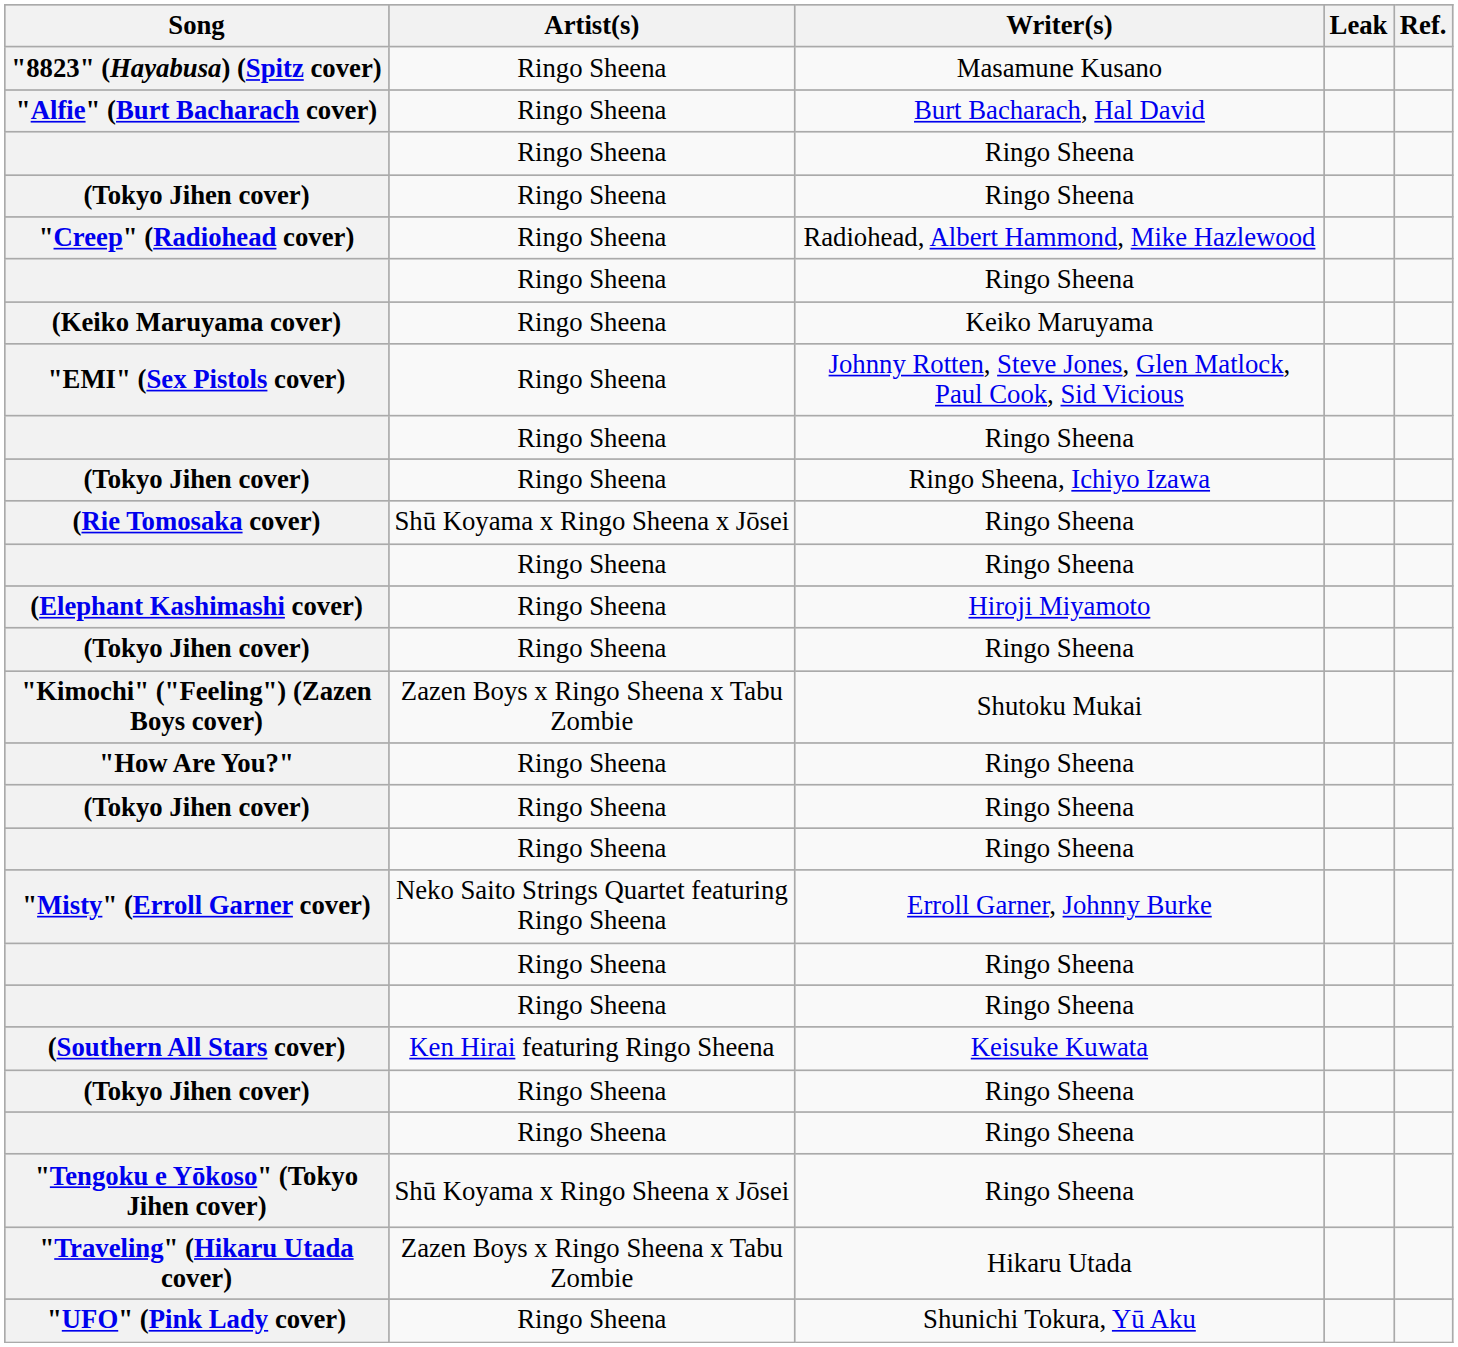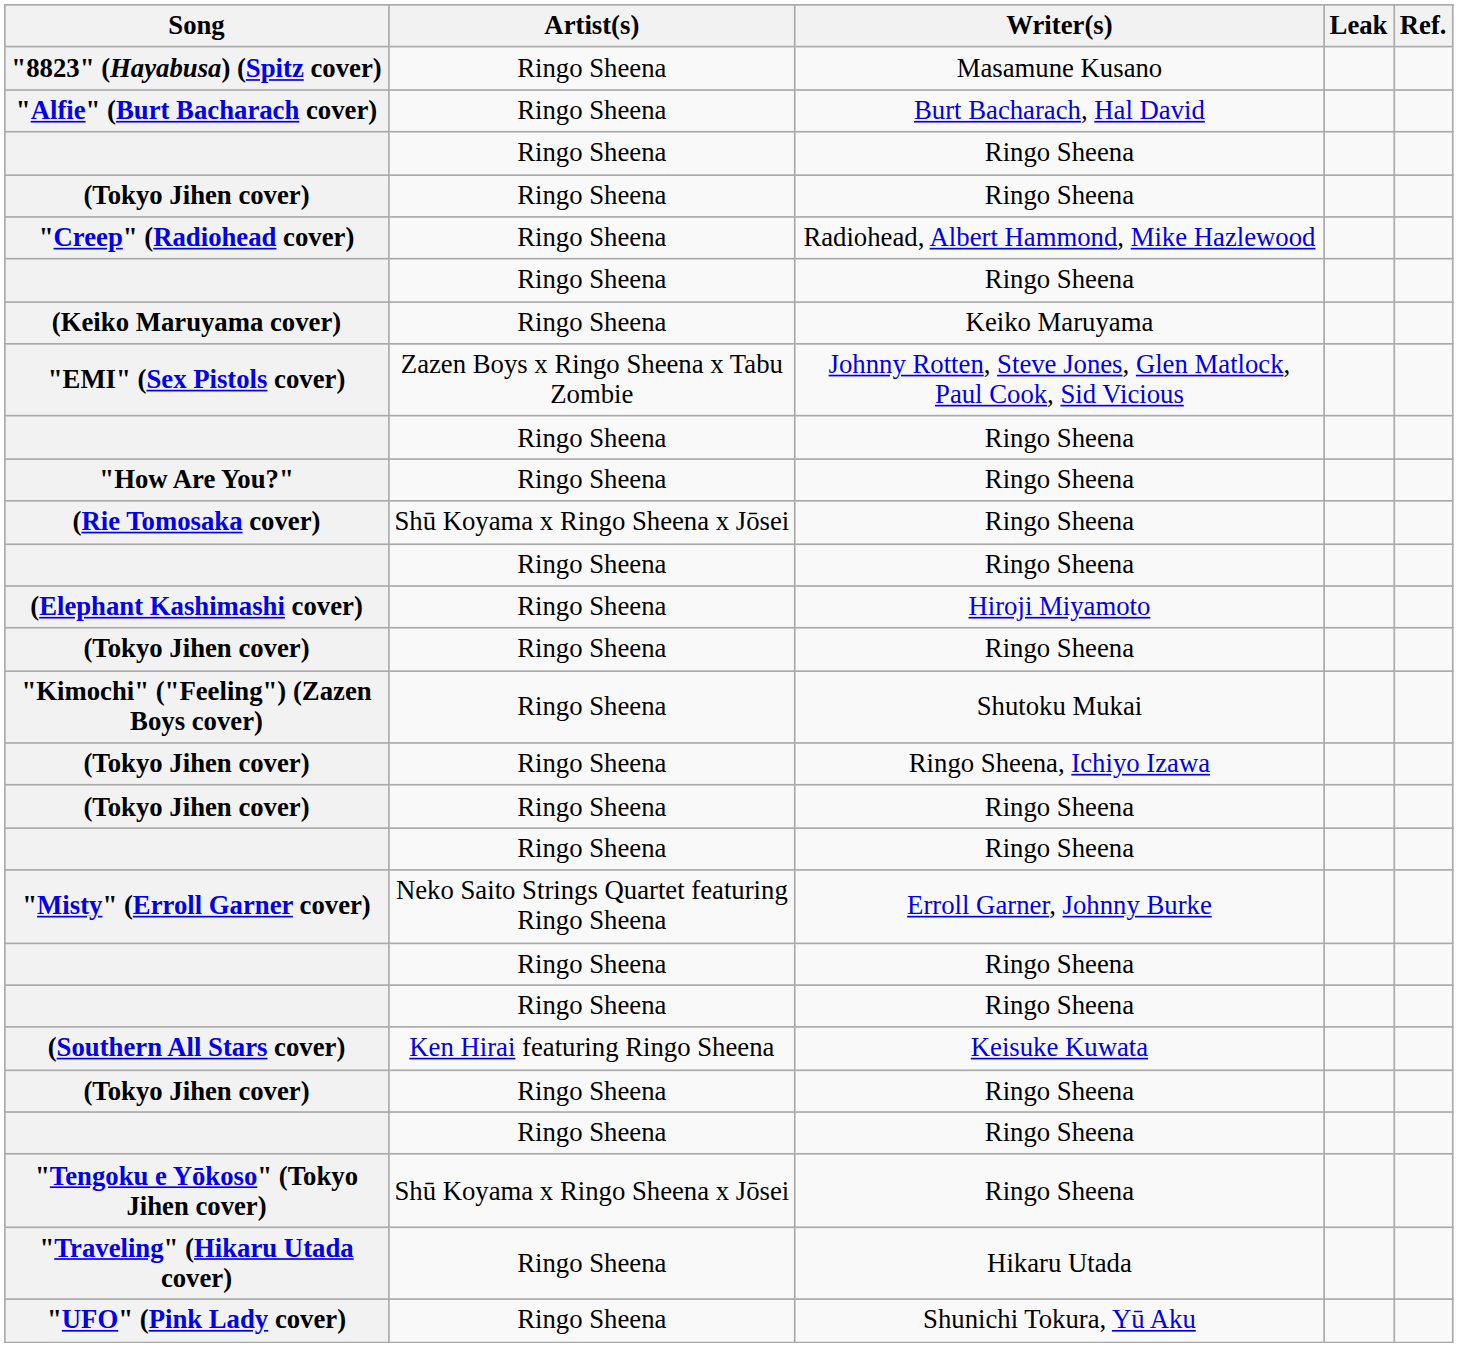(592, 379) Ringo Sheena -> (592, 379) Zazen Boys x Ringo Sheena x Tabu Zombie
rows swapped: (197, 763) <-> (197, 479)
(592, 706) Zazen Boys x Ringo Sheena x Tabu Zombie -> (592, 706) Ringo Sheena
(592, 1262) Zazen Boys x Ringo Sheena x Tabu Zombie -> (592, 1262) Ringo Sheena
